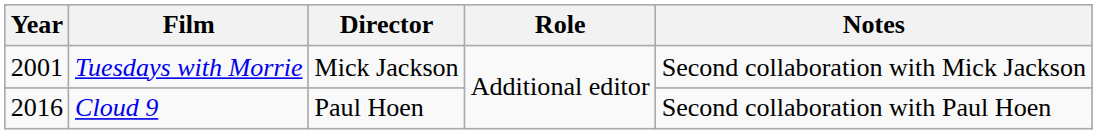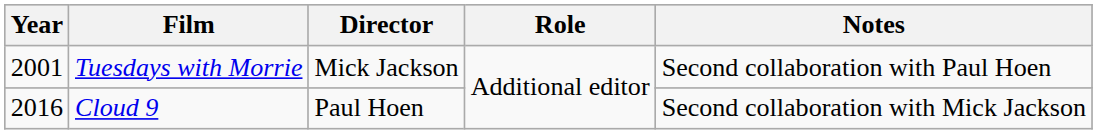(874, 66) Second collaboration with Mick Jackson -> (856, 66) Second collaboration with Paul Hoen
(856, 107) Second collaboration with Paul Hoen -> (874, 107) Second collaboration with Mick Jackson
